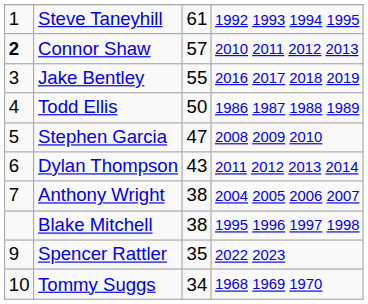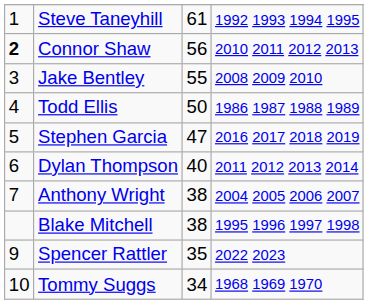(197, 48) 57 -> (197, 48) 56
(287, 78) 2016 2017 2018 2019 -> (269, 78) 2008 2009 2010
(269, 137) 2008 2009 2010 -> (287, 137) 2016 2017 2018 2019
(197, 166) 43 -> (197, 166) 40
